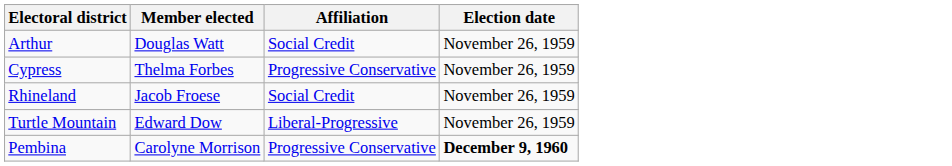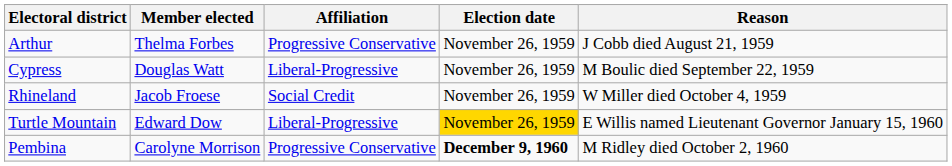+ column: (763, 17)
(179, 43) Douglas Watt -> (184, 43) Thelma Forbes
(311, 43) Social Credit -> (352, 43) Progressive Conservative
(184, 69) Thelma Forbes -> (179, 69) Douglas Watt
(352, 69) Progressive Conservative -> (333, 69) Liberal-Progressive
(509, 122) no background -> (509, 122) gold background
